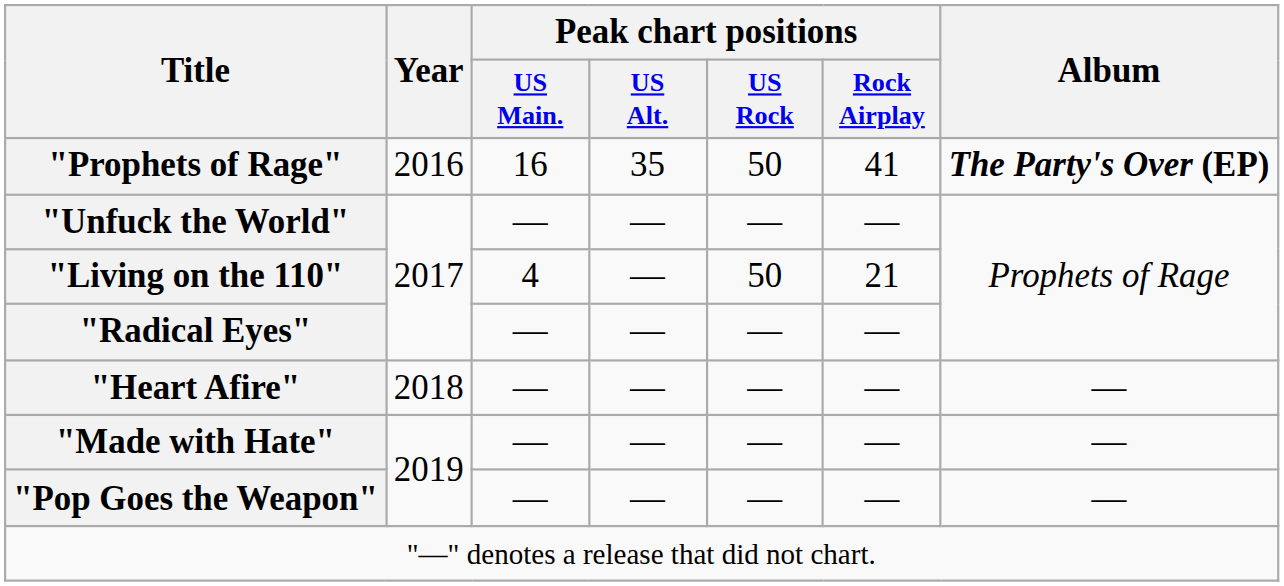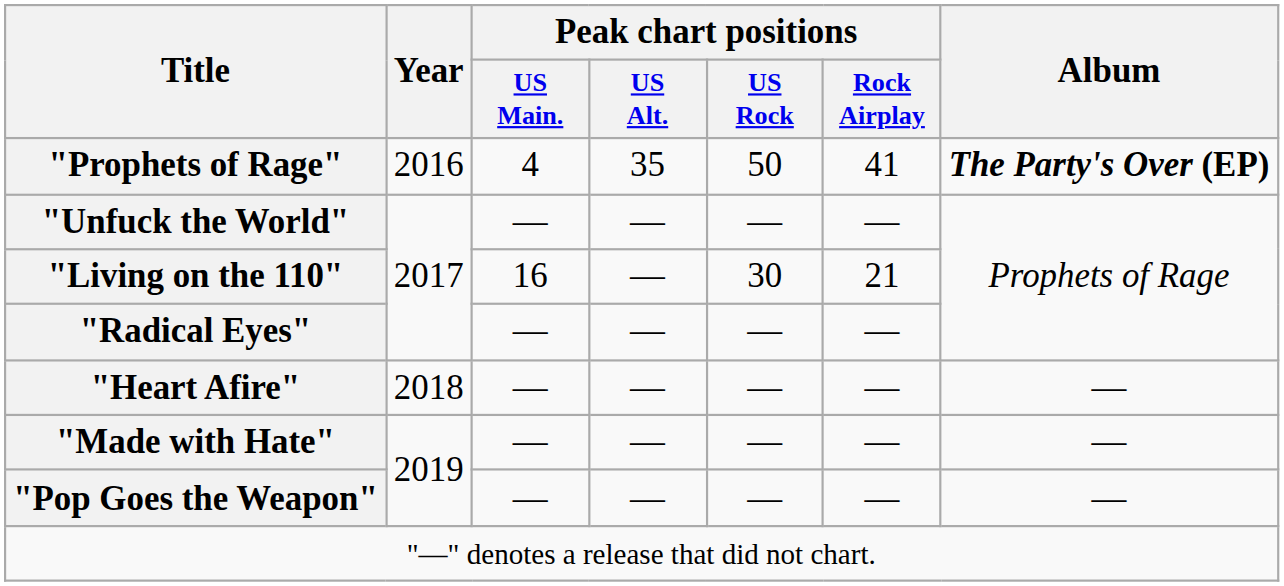(530, 165) 16 -> (530, 165) 4
(530, 276) 4 -> (530, 276) 16
(765, 276) 50 -> (765, 276) 30
